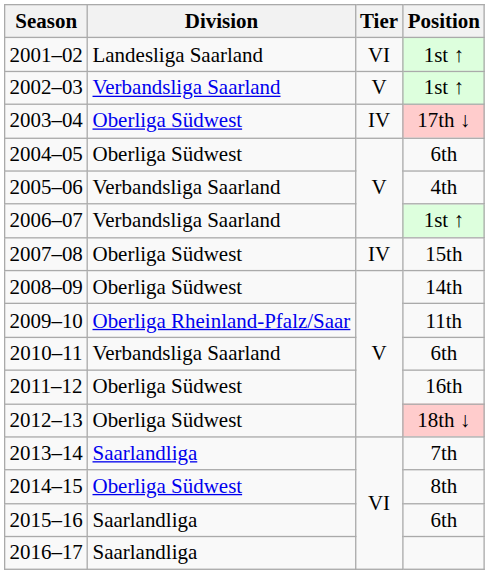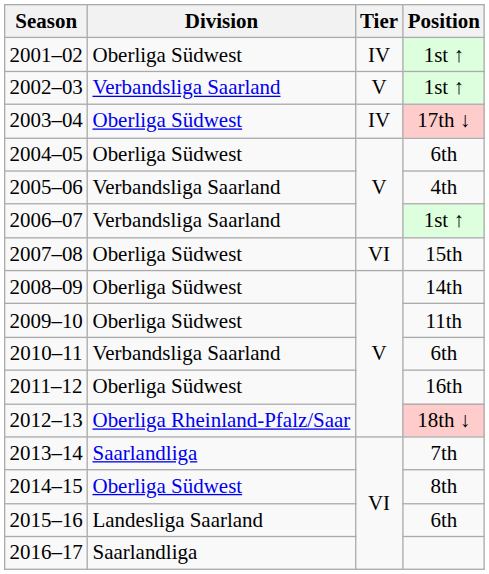(178, 54) Landesliga Saarland -> (167, 54) Oberliga Südwest
(379, 54) VI -> (379, 54) IV
(379, 253) IV -> (379, 253) VI
(221, 320) Oberliga Rheinland-Pfalz/Saar -> (167, 320) Oberliga Südwest
(167, 420) Oberliga Südwest -> (221, 420) Oberliga Rheinland-Pfalz/Saar
(145, 519) Saarlandliga -> (178, 519) Landesliga Saarland
